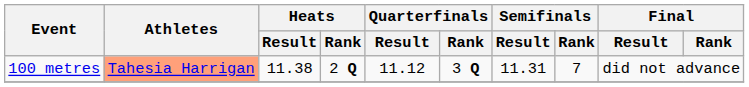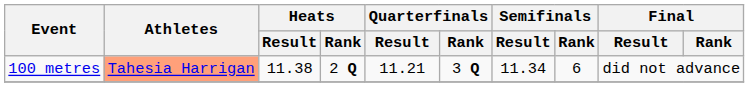(402, 69) 11.12 -> (402, 69) 11.21
(523, 69) 11.31 -> (523, 69) 11.34
(577, 69) 7 -> (577, 69) 6
